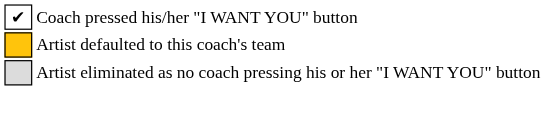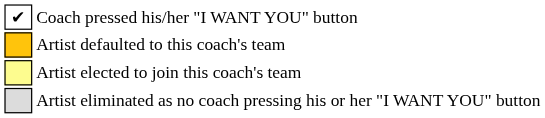+ row: (169, 72)
